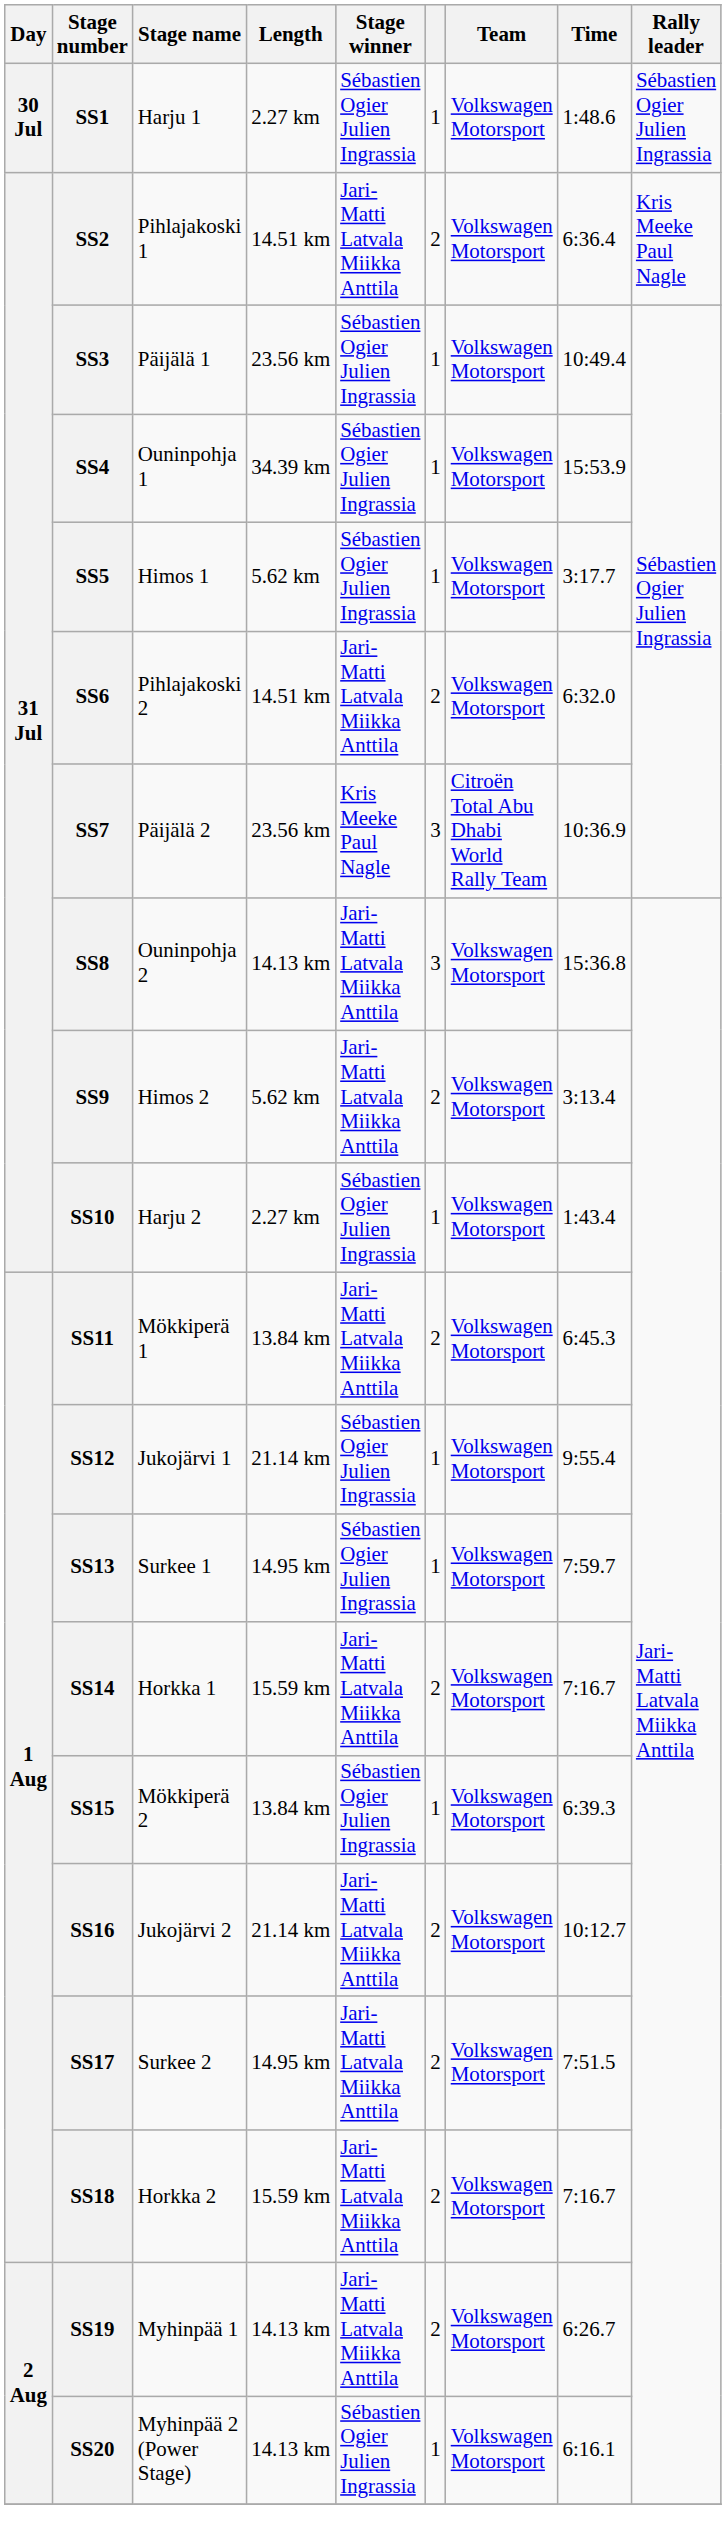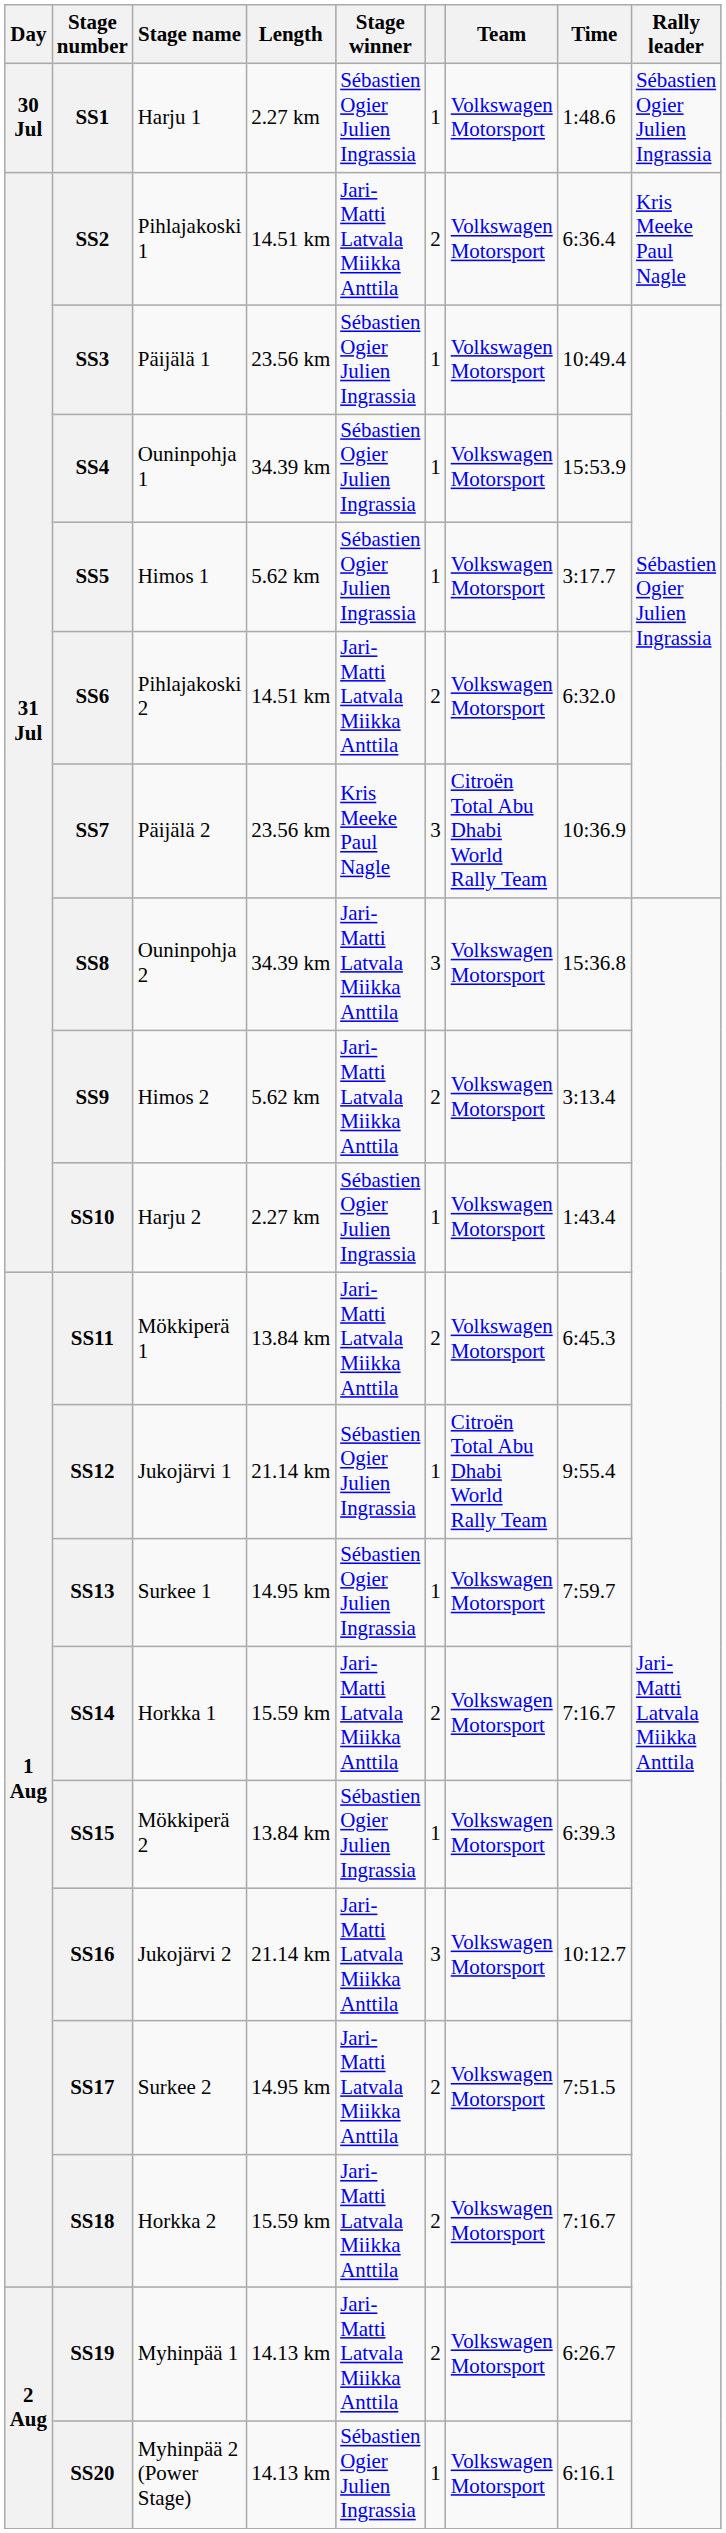(291, 963) 14.13 km -> (291, 963) 34.39 km
(502, 1458) Volkswagen Motorsport -> (499, 1470) Citroën Total Abu Dhabi World Rally Team
(436, 1929) 2 -> (436, 1954) 3
